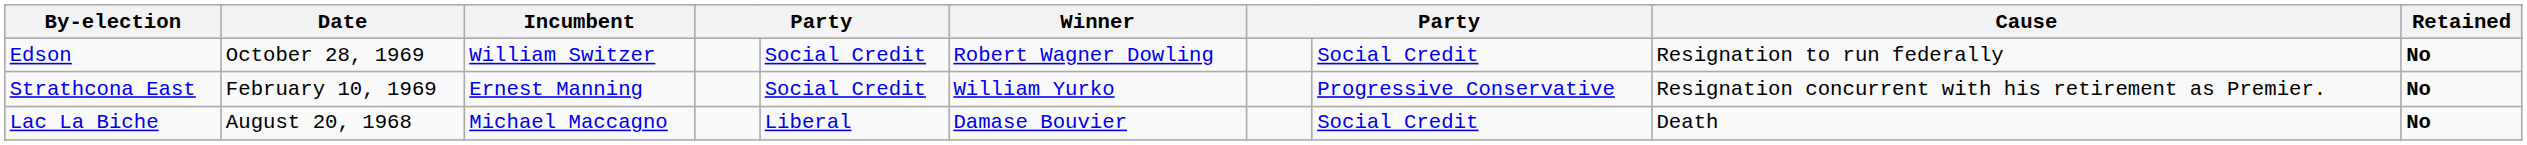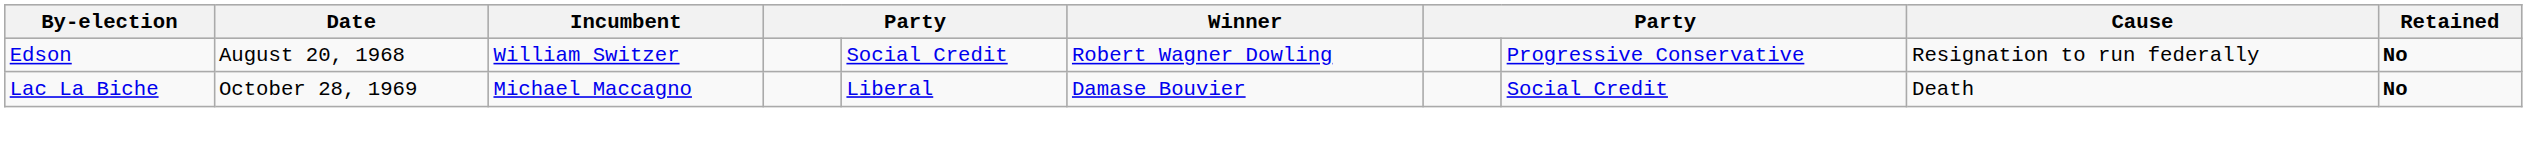(325, 55) October 28, 1969 -> (312, 55) August 20, 1968
(1398, 55) Social Credit -> (1656, 55) Progressive Conservative
- row: (103, 89)
(319, 123) August 20, 1968 -> (318, 89) October 28, 1969
